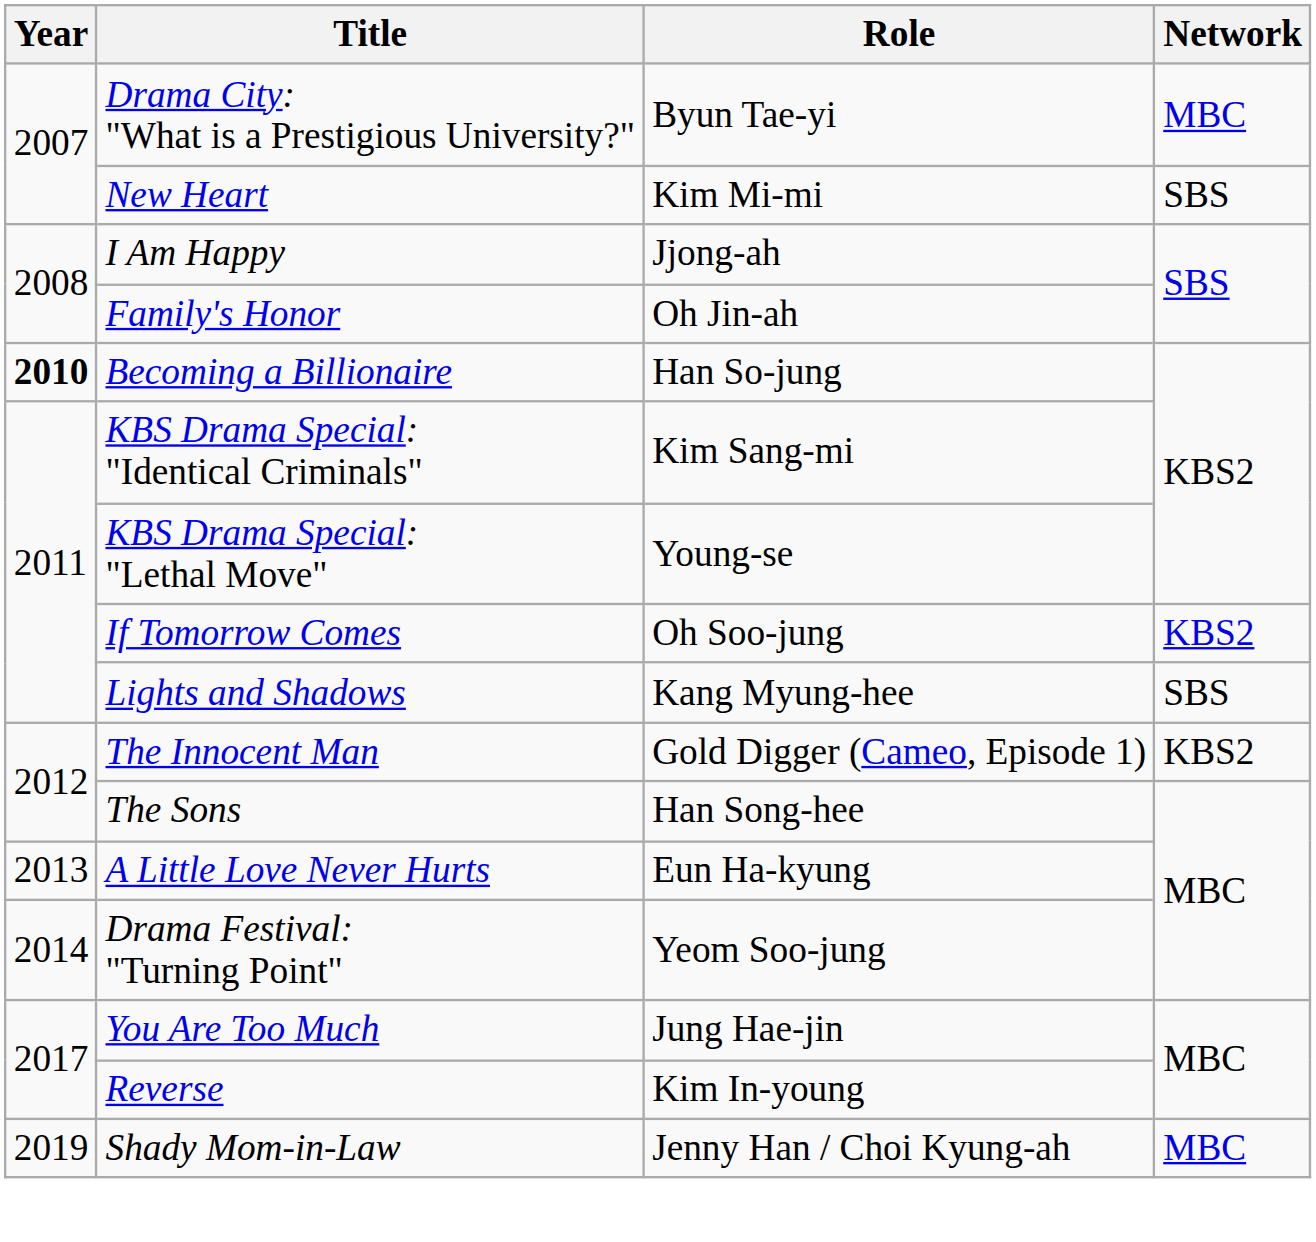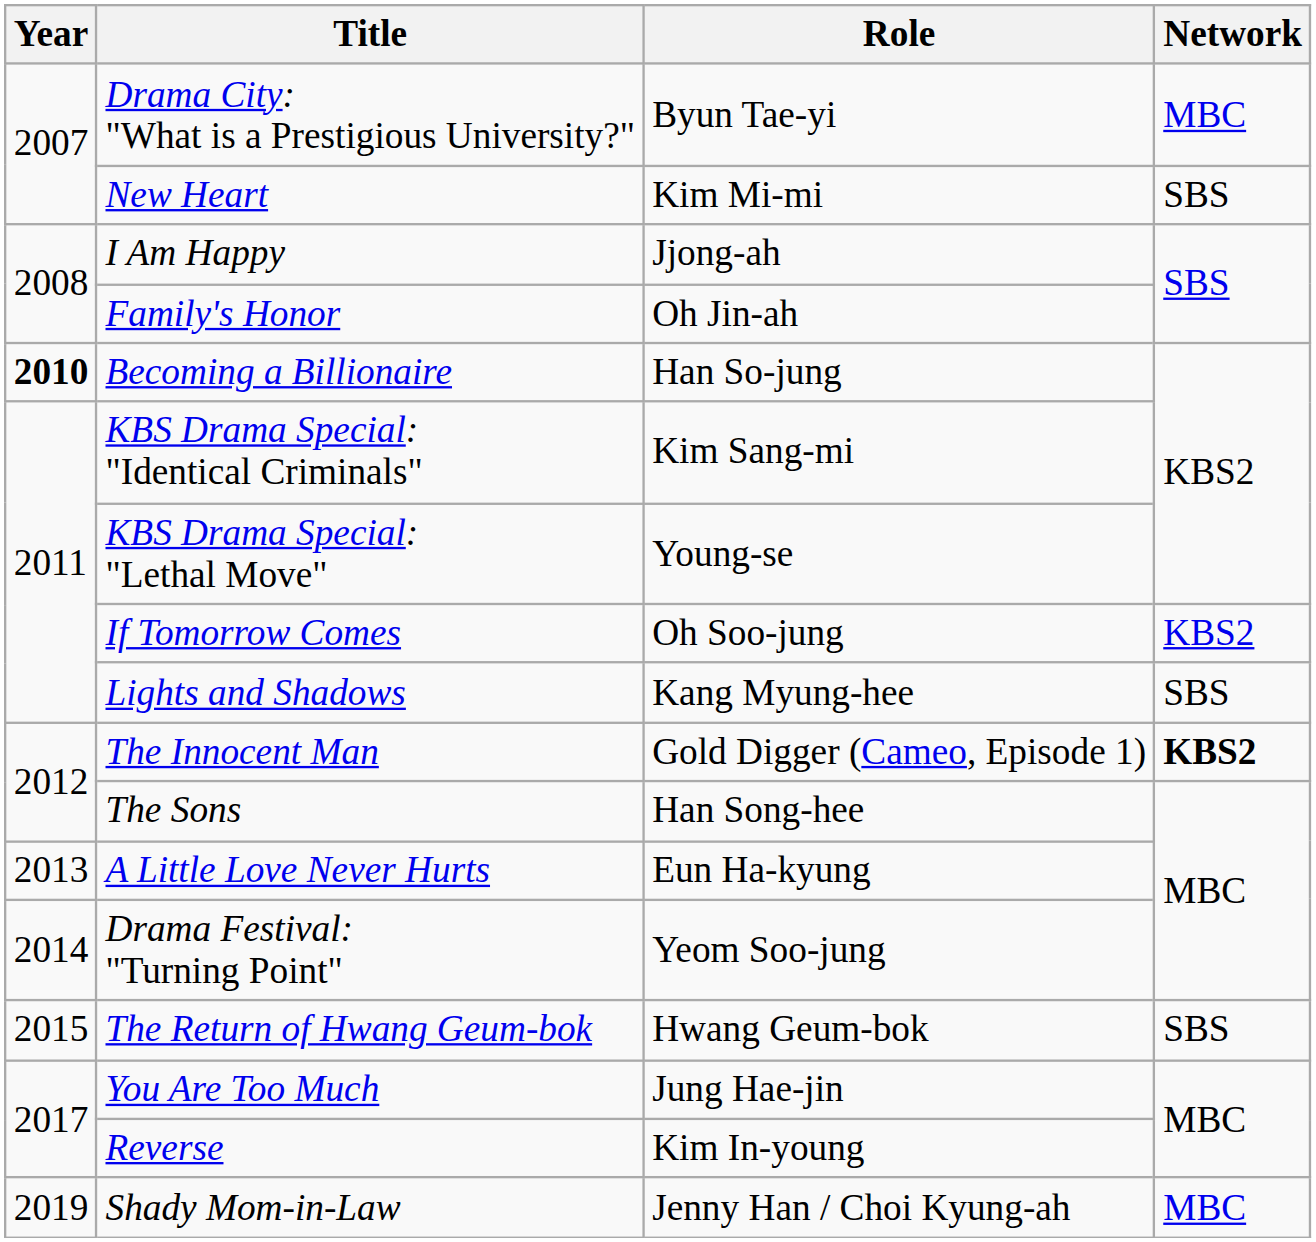(1209, 751) normal -> (1210, 751) bold
+ row: (349, 1029)
